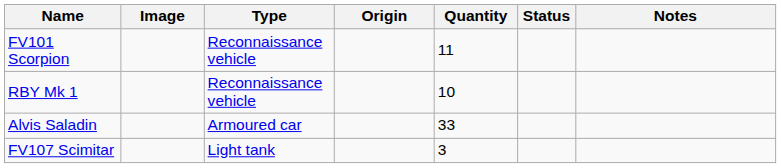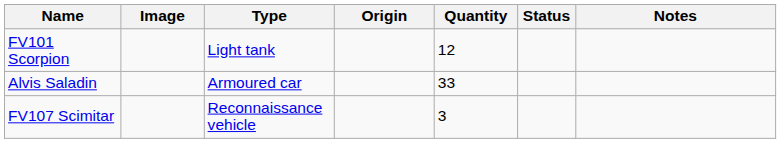(265, 50) Reconnaissance vehicle -> (241, 50) Light tank
(446, 50) 11 -> (446, 50) 12
- row: (43, 92)
(241, 150) Light tank -> (265, 116) Reconnaissance vehicle
